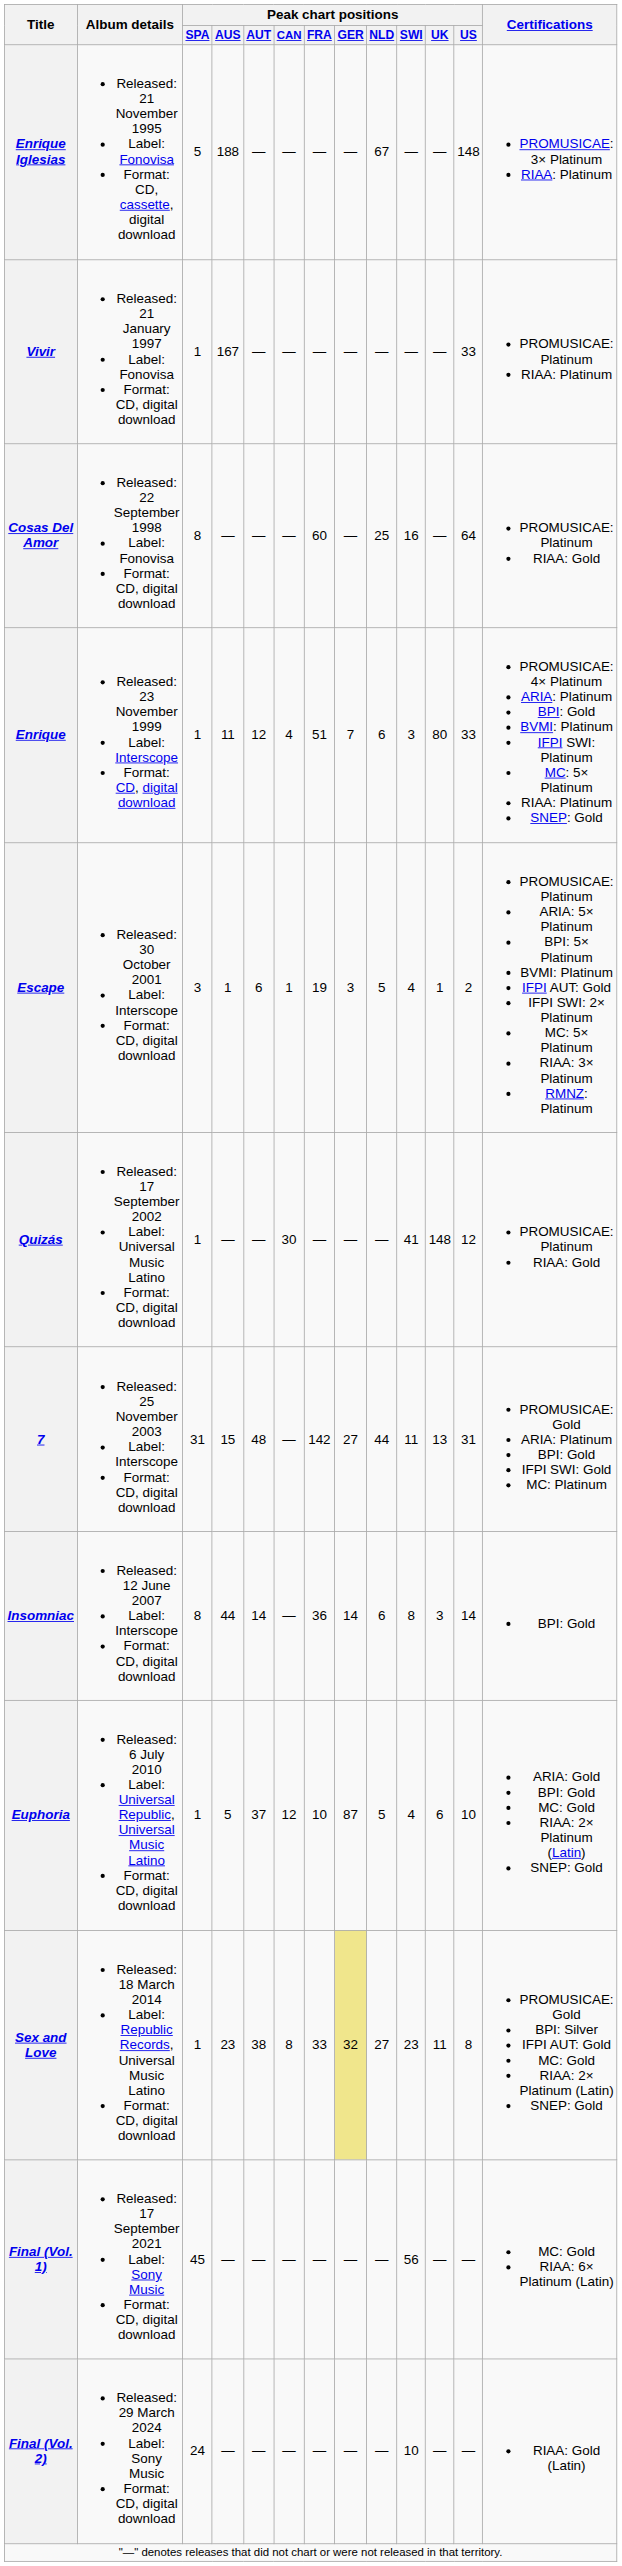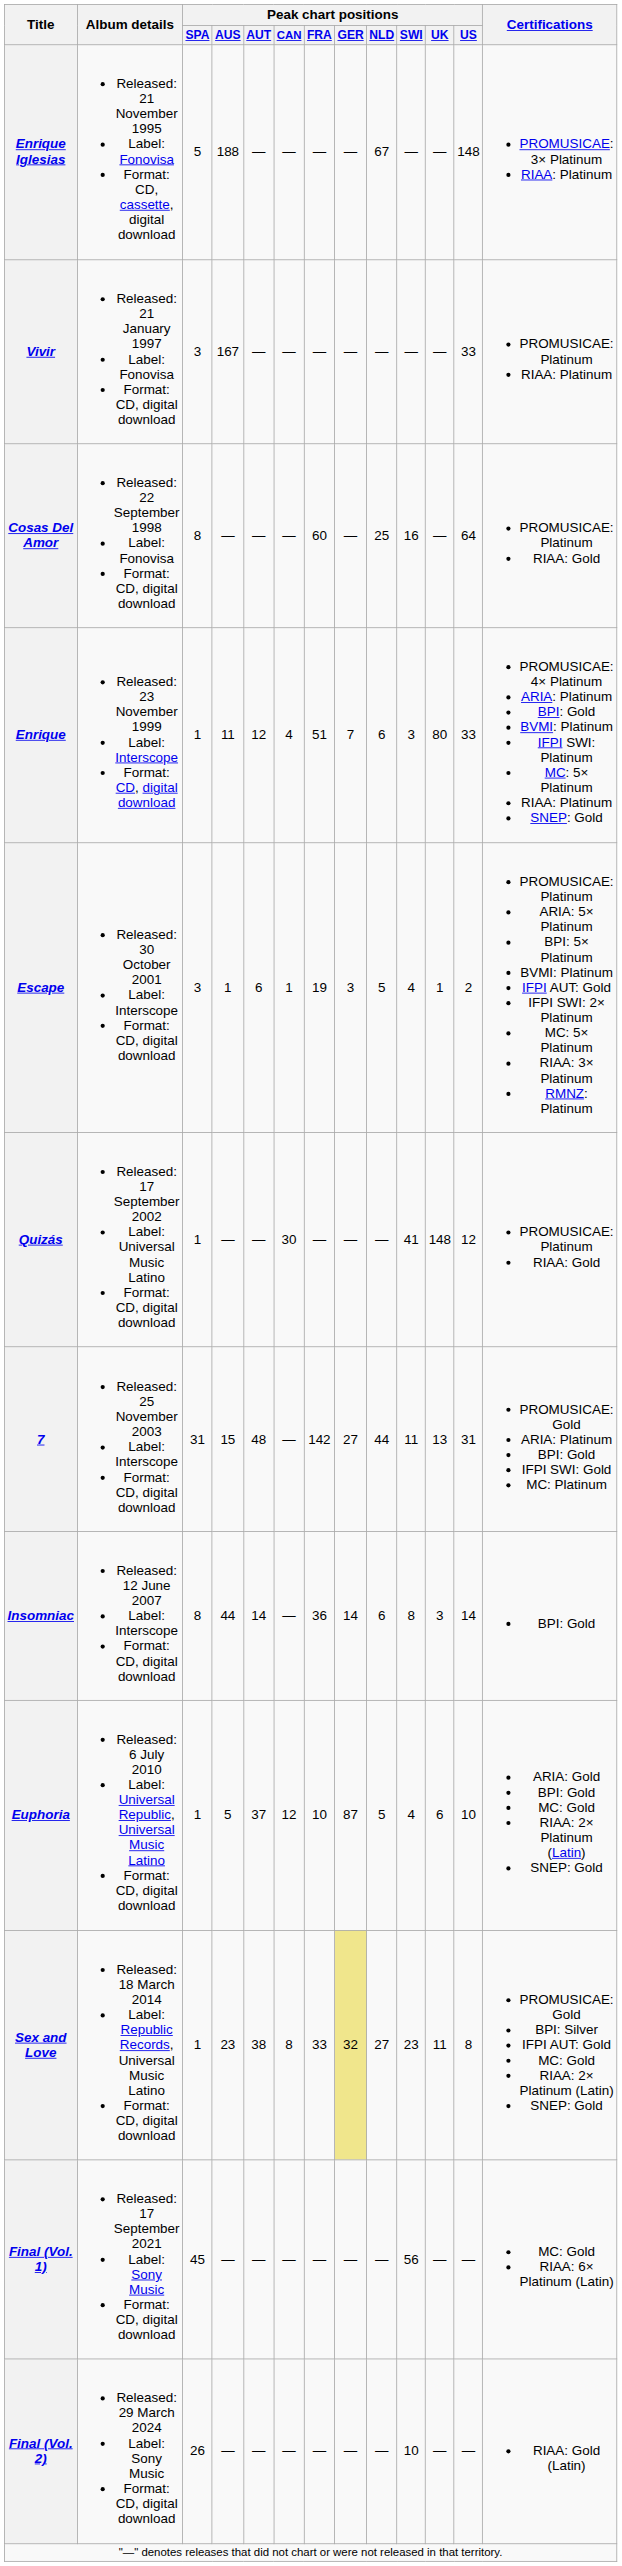(197, 351) 1 -> (197, 351) 3
(197, 2451) 24 -> (197, 2451) 26
